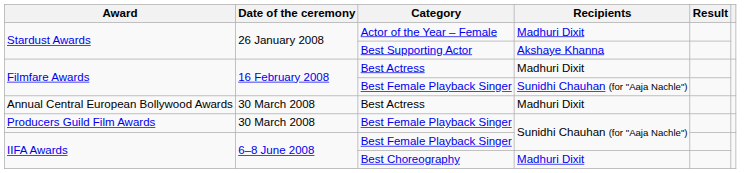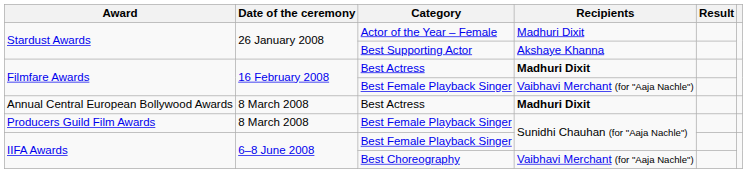(551, 68) normal -> (554, 68) bold
(602, 86) Sunidhi Chauhan (for "Aaja Nachle") -> (605, 86) Vaibhavi Merchant (for "Aaja Nachle")
(277, 104) 30 March 2008 -> (273, 104) 8 March 2008
(551, 104) normal -> (554, 104) bold
(277, 123) 30 March 2008 -> (273, 123) 8 March 2008
(551, 159) Madhuri Dixit -> (605, 159) Vaibhavi Merchant (for "Aaja Nachle")
